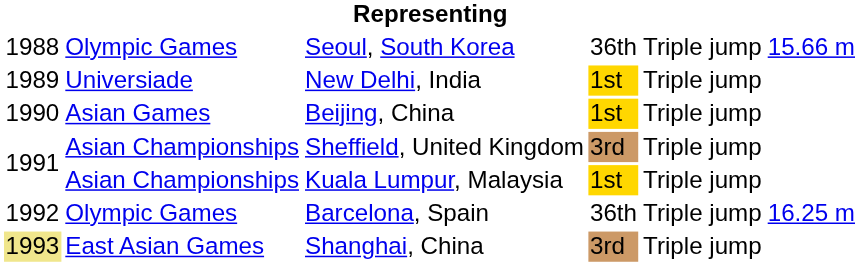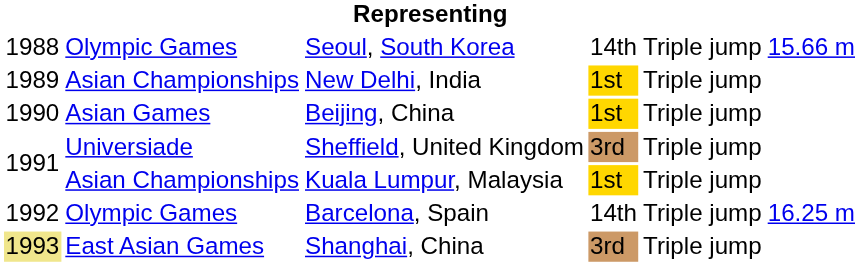(614, 47) 36th -> (614, 47) 14th
(129, 80) Universiade -> (182, 80) Asian Championships
(182, 146) Asian Championships -> (129, 146) Universiade
(614, 213) 36th -> (614, 213) 14th
